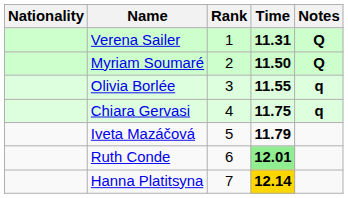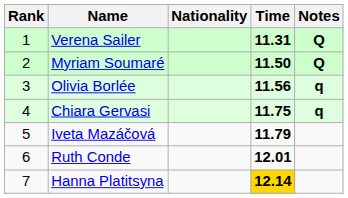columns swapped: (229, 16) <-> (46, 16)
(273, 87) 11.55 -> (273, 87) 11.56
(273, 157) lightgreen background -> (273, 157) no background
